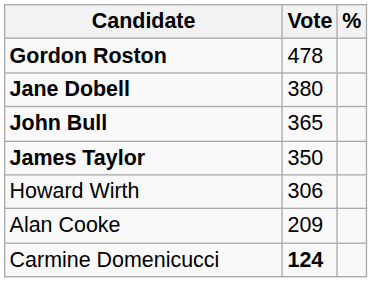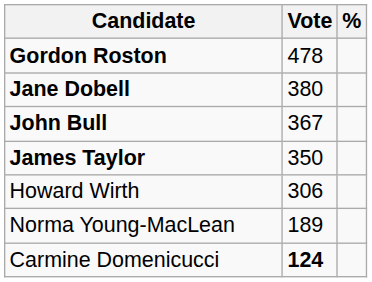(305, 123) 365 -> (305, 123) 367
- row: (65, 225)
+ row: (122, 225)
